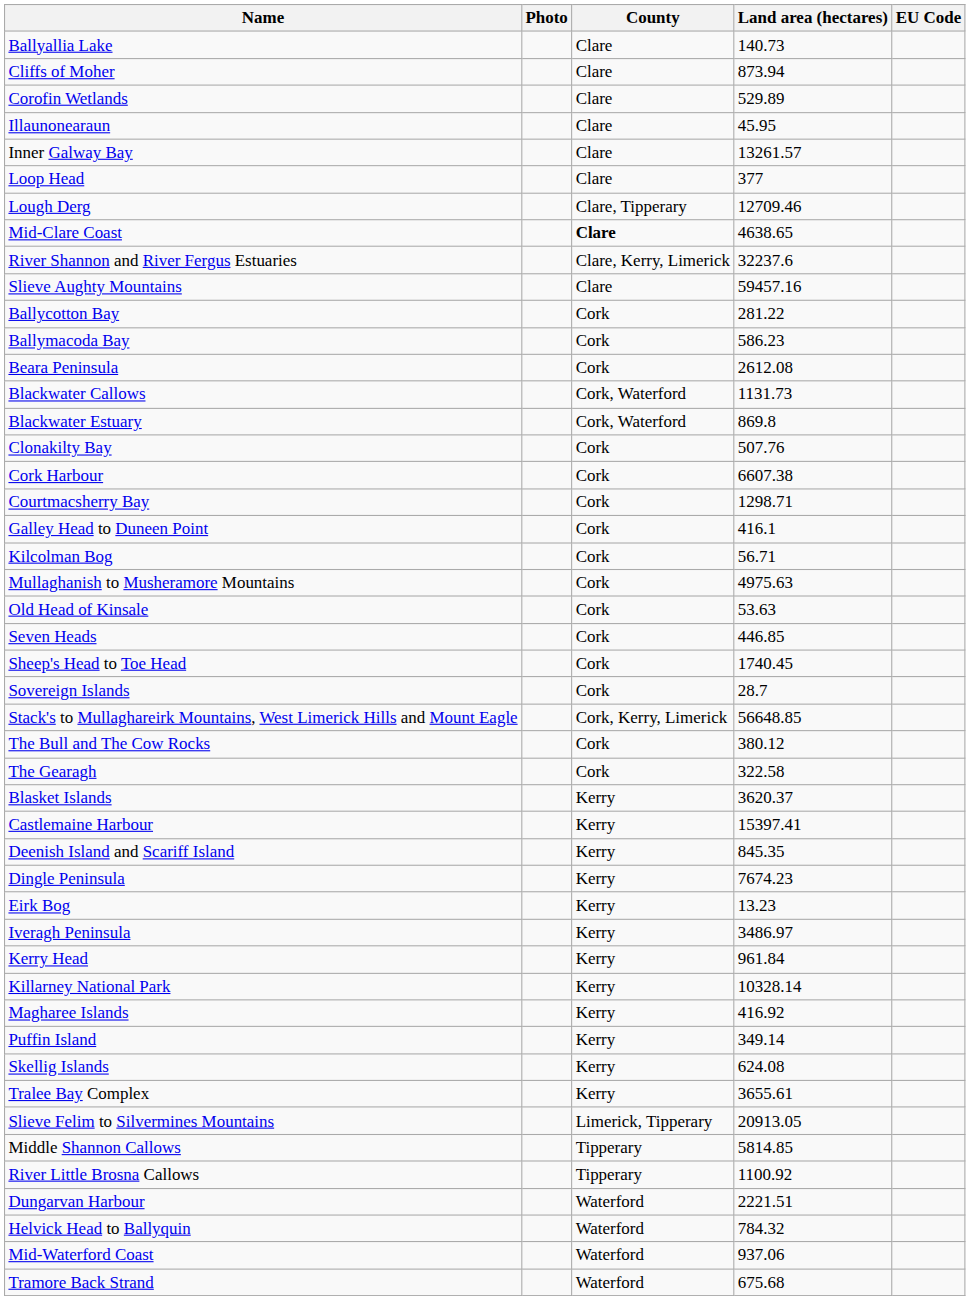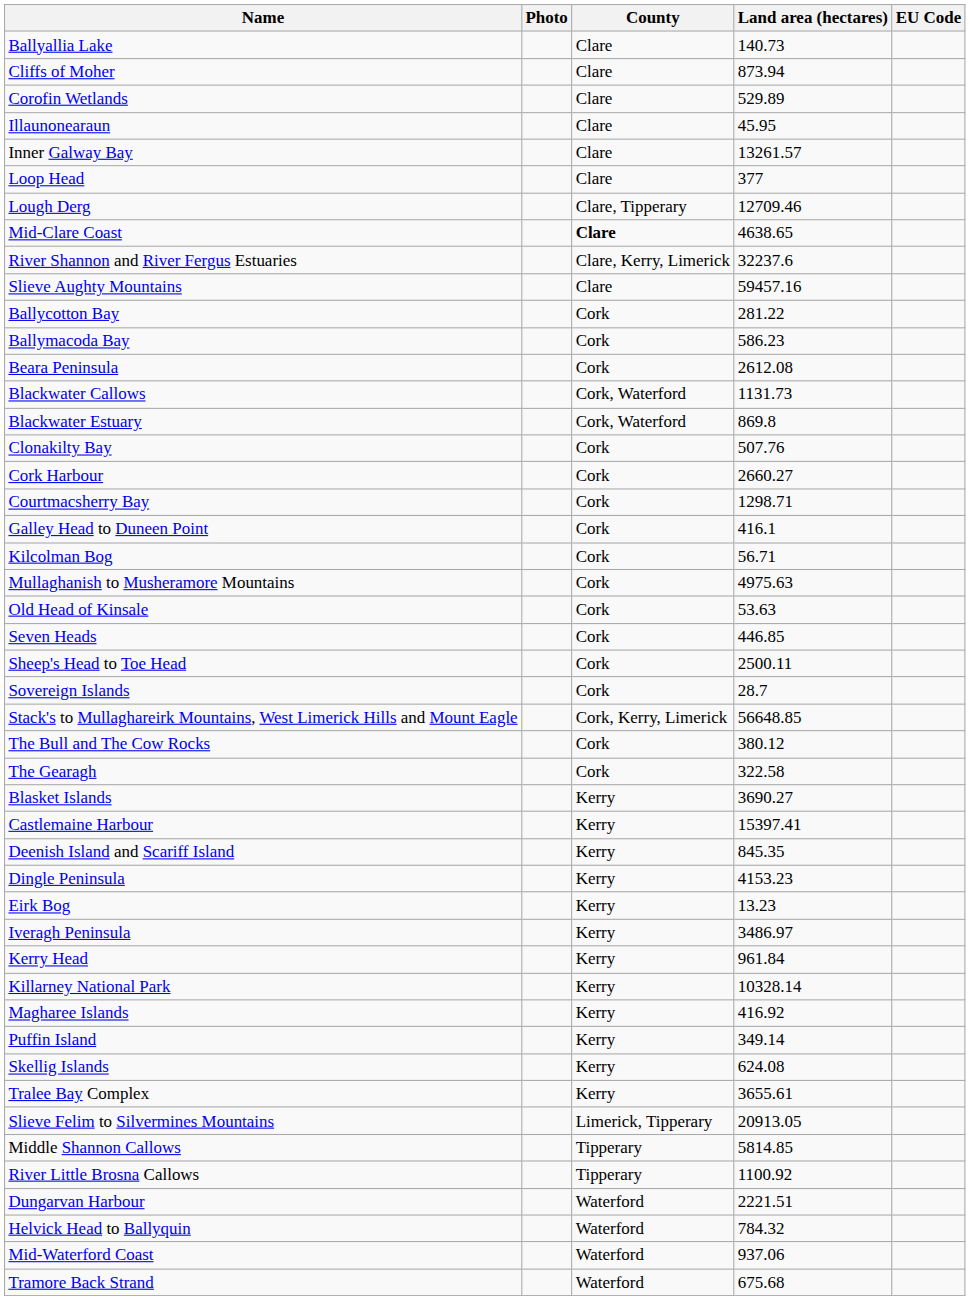(765, 475) 6607.38 -> (765, 475) 2660.27
(765, 663) 1740.45 -> (765, 663) 2500.11
(765, 797) 3620.37 -> (765, 797) 3690.27
(765, 878) 7674.23 -> (765, 878) 4153.23
